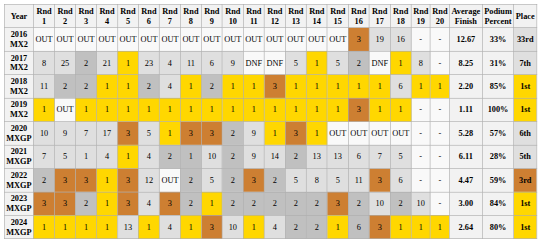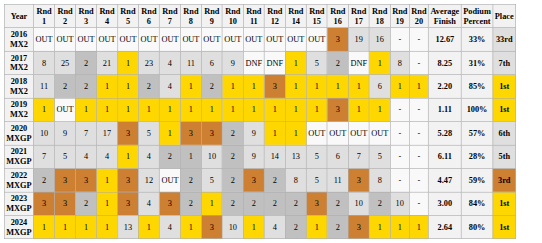- column: (296, 15)
(86, 156) 1 -> (86, 156) 4
(338, 156) 13 -> (317, 156) 5
(401, 179) 6 -> (380, 179) 8
(359, 226) 6 -> (338, 226) 2
